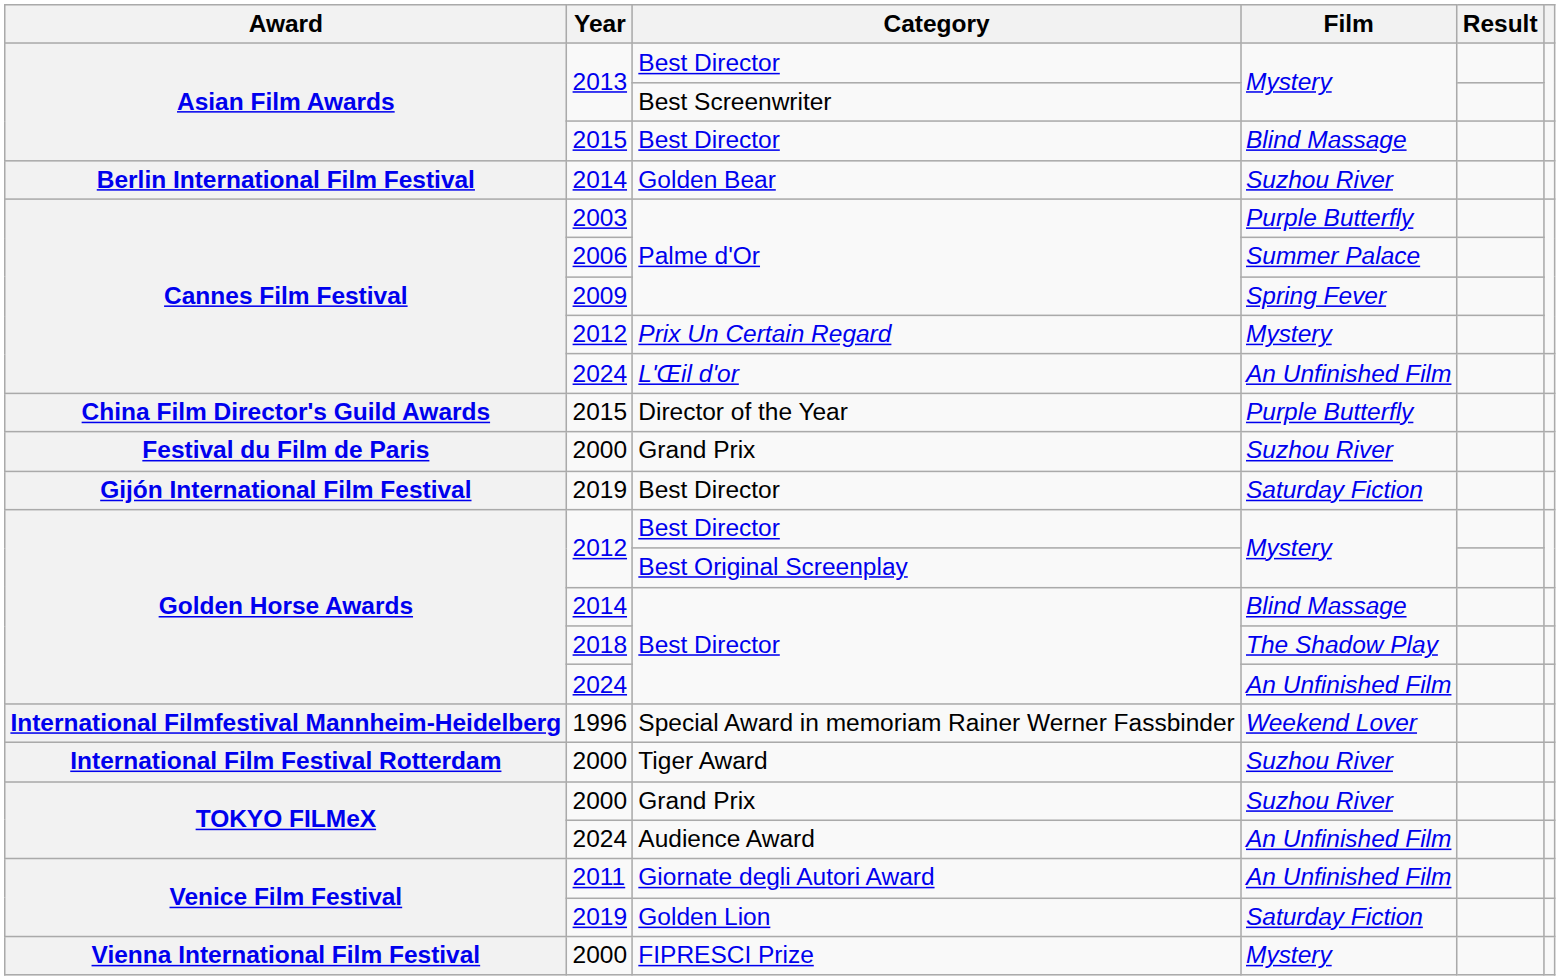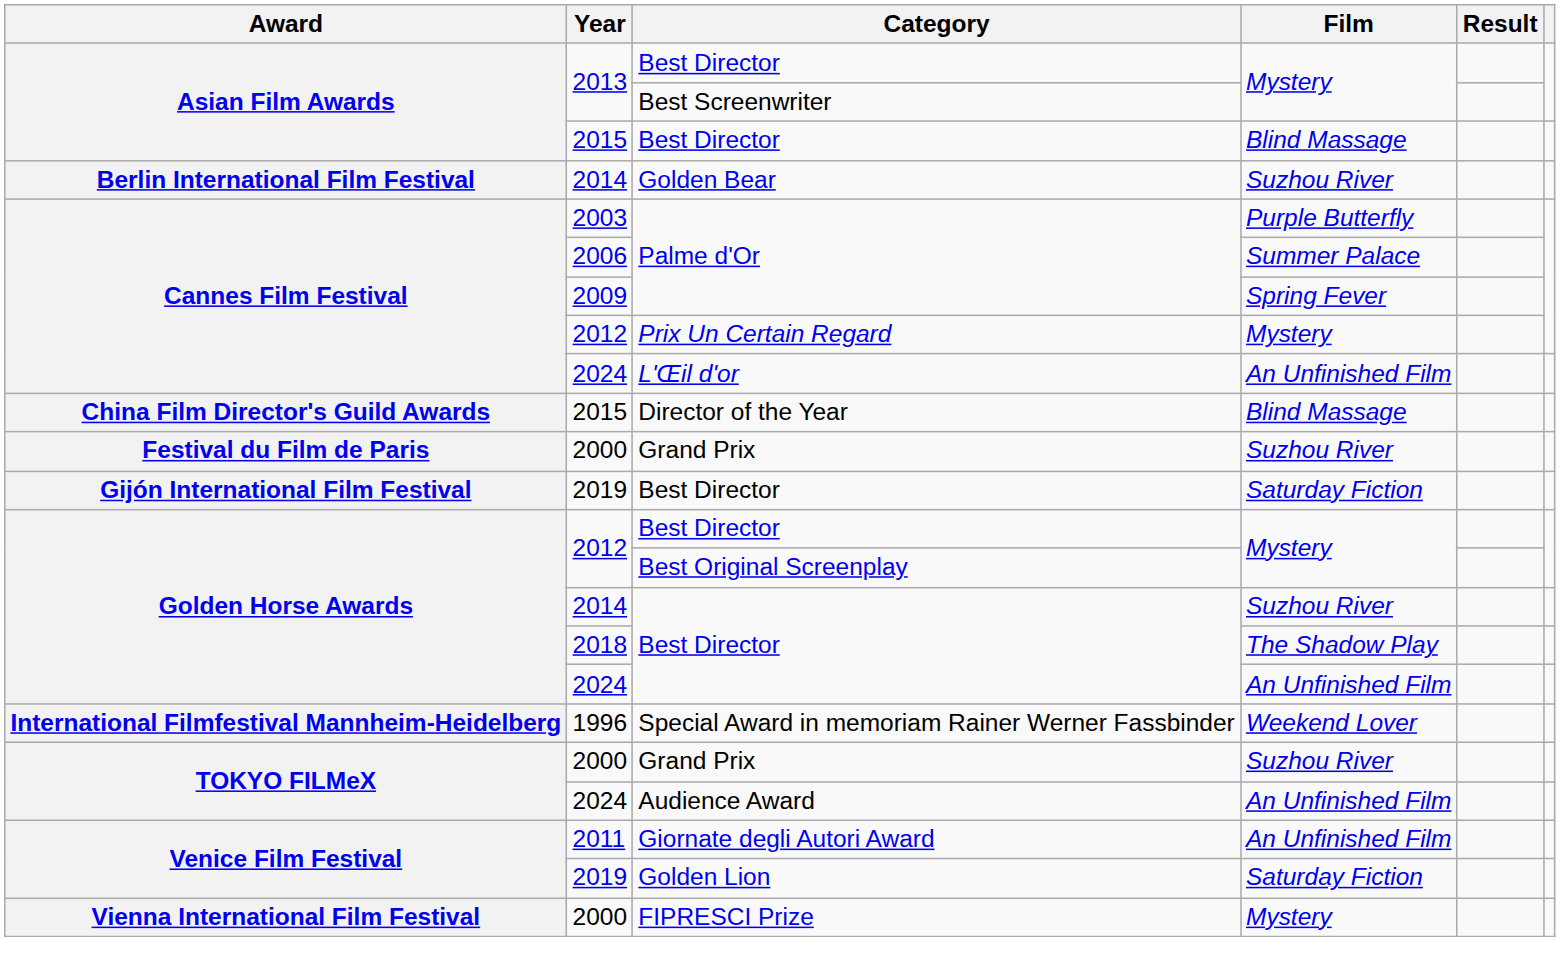(1330, 412) Purple Butterfly -> (1326, 412) Blind Massage
(1326, 606) Blind Massage -> (1319, 606) Suzhou River
- row: (600, 761)
